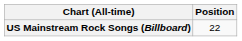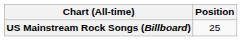(215, 28) 22 -> (215, 28) 25
